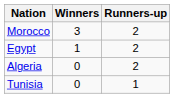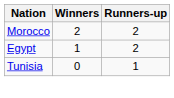(77, 31) 3 -> (77, 31) 2
- row: (24, 66)
